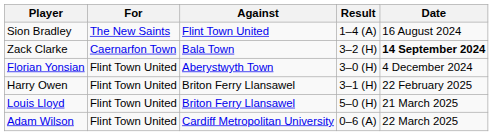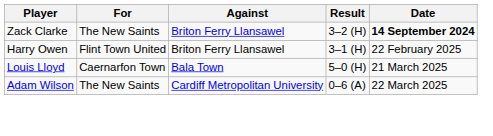- row: (39, 31)
(133, 49) Caernarfon Town -> (119, 31) The New Saints
(208, 49) Bala Town -> (228, 31) Briton Ferry Llansawel
- row: (46, 67)
(133, 103) Flint Town United -> (122, 67) Caernarfon Town
(239, 103) Briton Ferry Llansawel -> (197, 67) Bala Town
(133, 121) Flint Town United -> (119, 85) The New Saints
